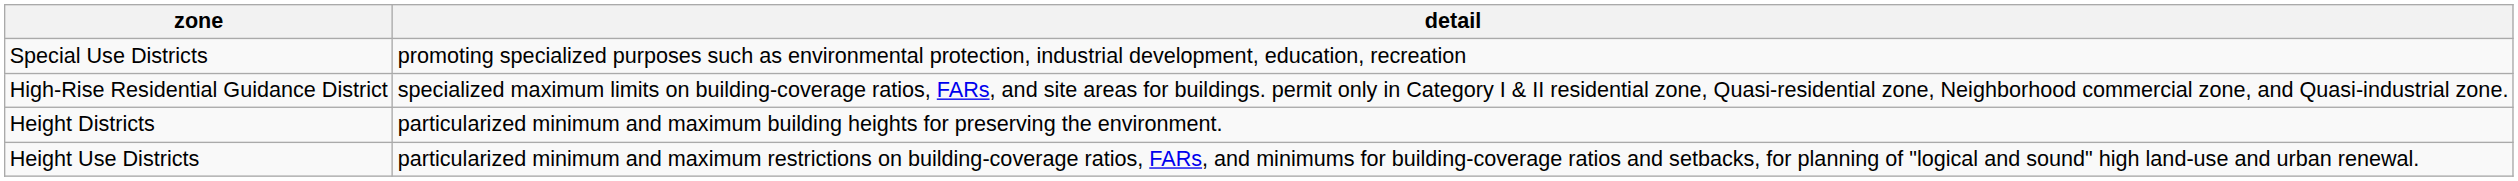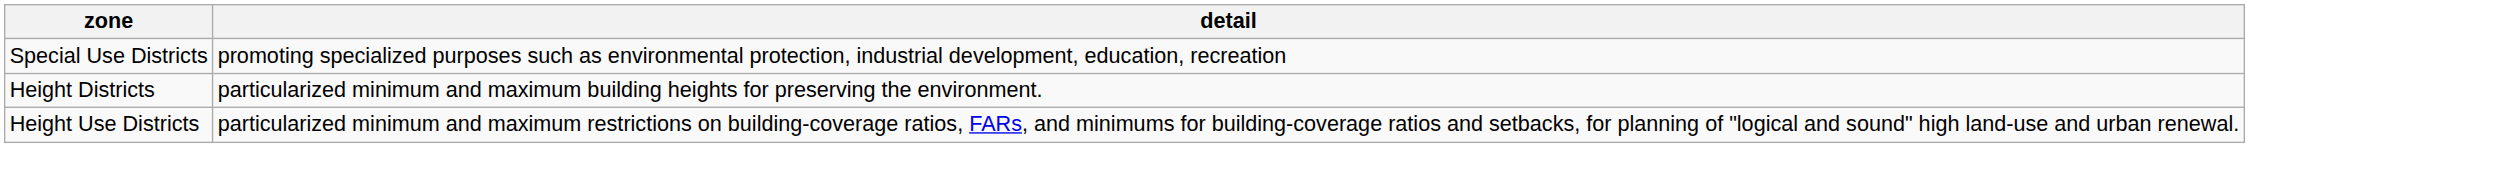- row: (199, 90)
